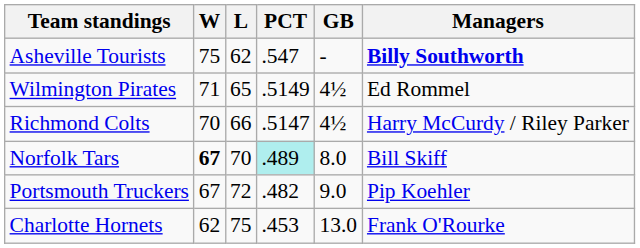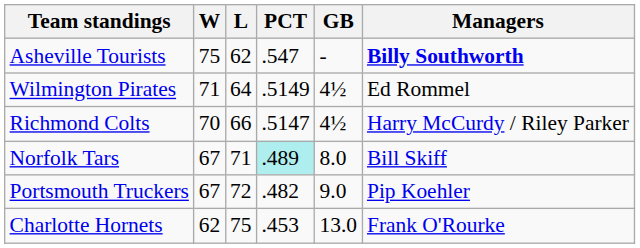(241, 89) 65 -> (241, 89) 64
(210, 157) bold -> (210, 157) normal
(241, 157) 70 -> (241, 157) 71
